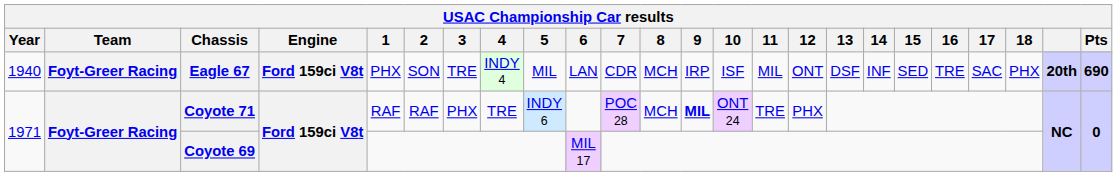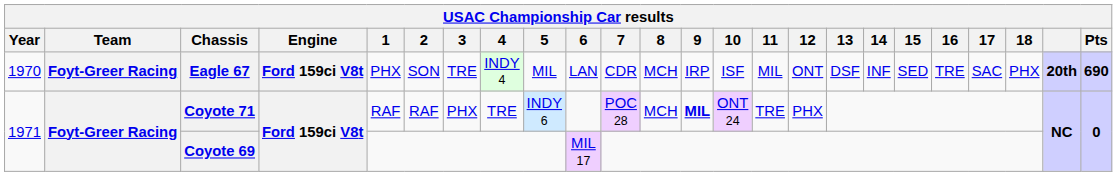(24, 72) 1940 -> (24, 72) 1970
